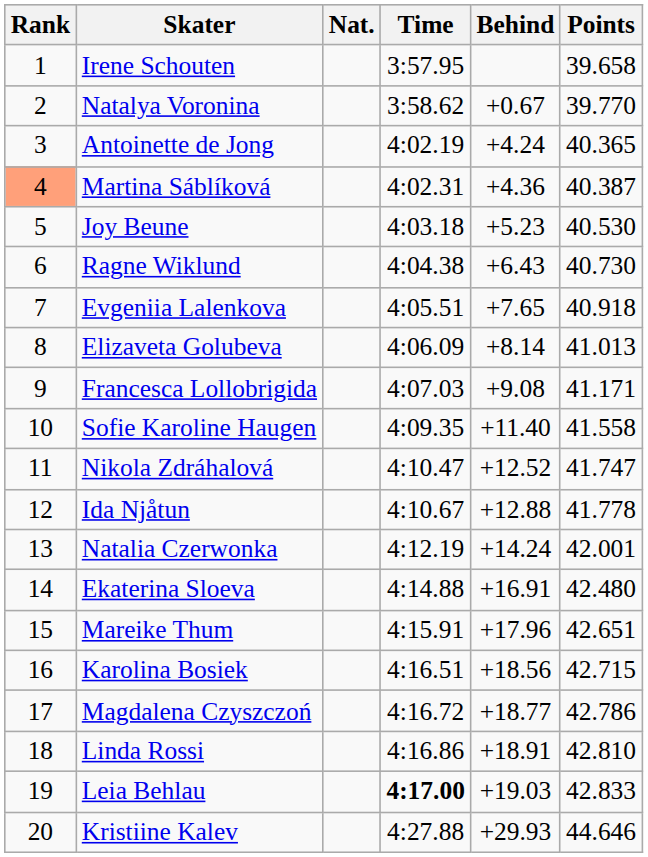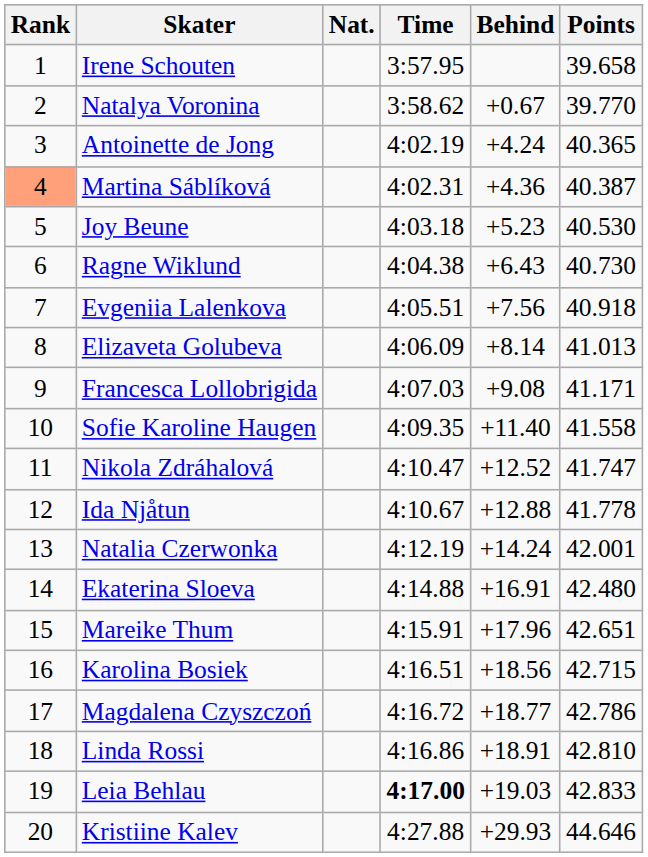(515, 307) +7.65 -> (515, 307) +7.56
